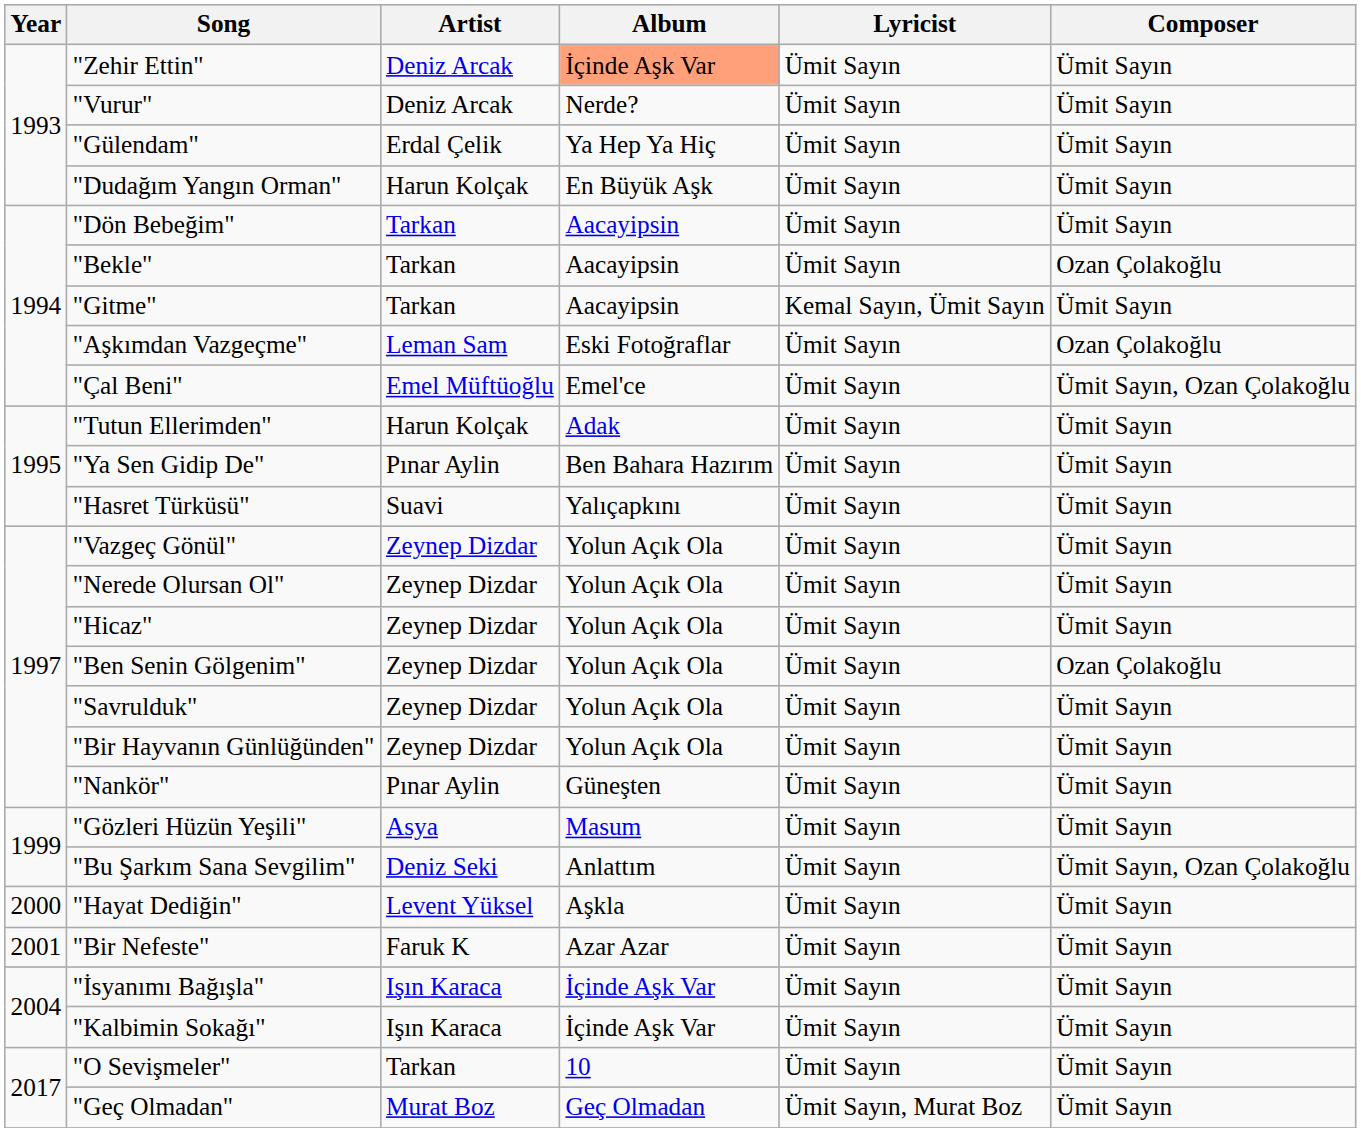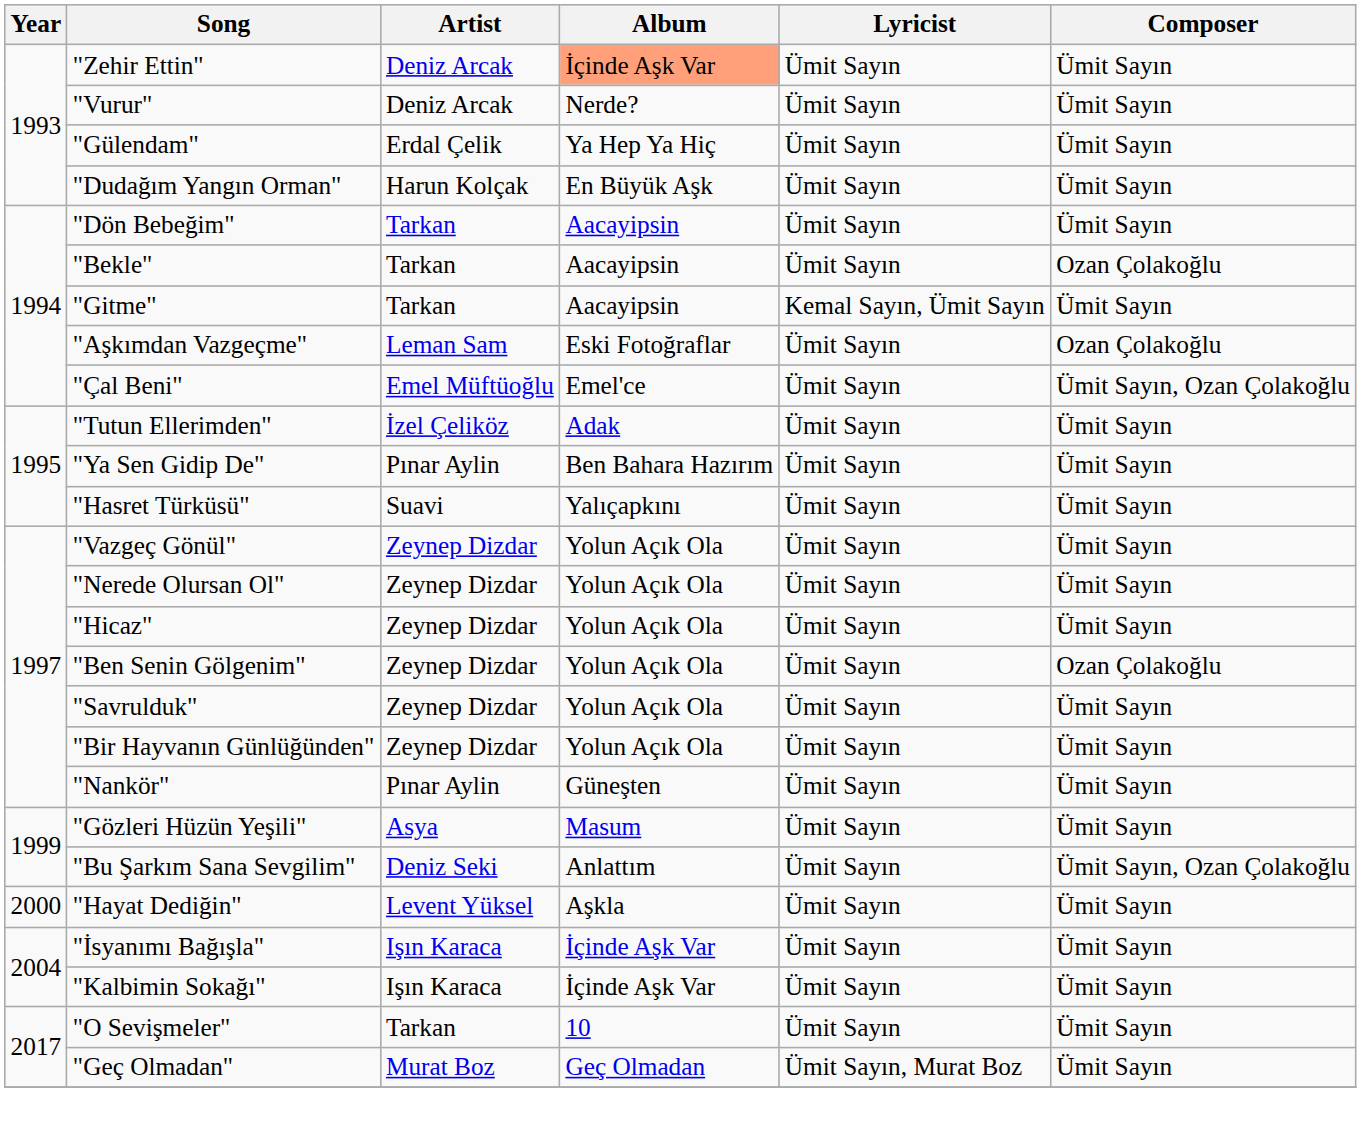(457, 425) Harun Kolçak -> (447, 425) İzel Çeliköz
- row: (141, 946)
